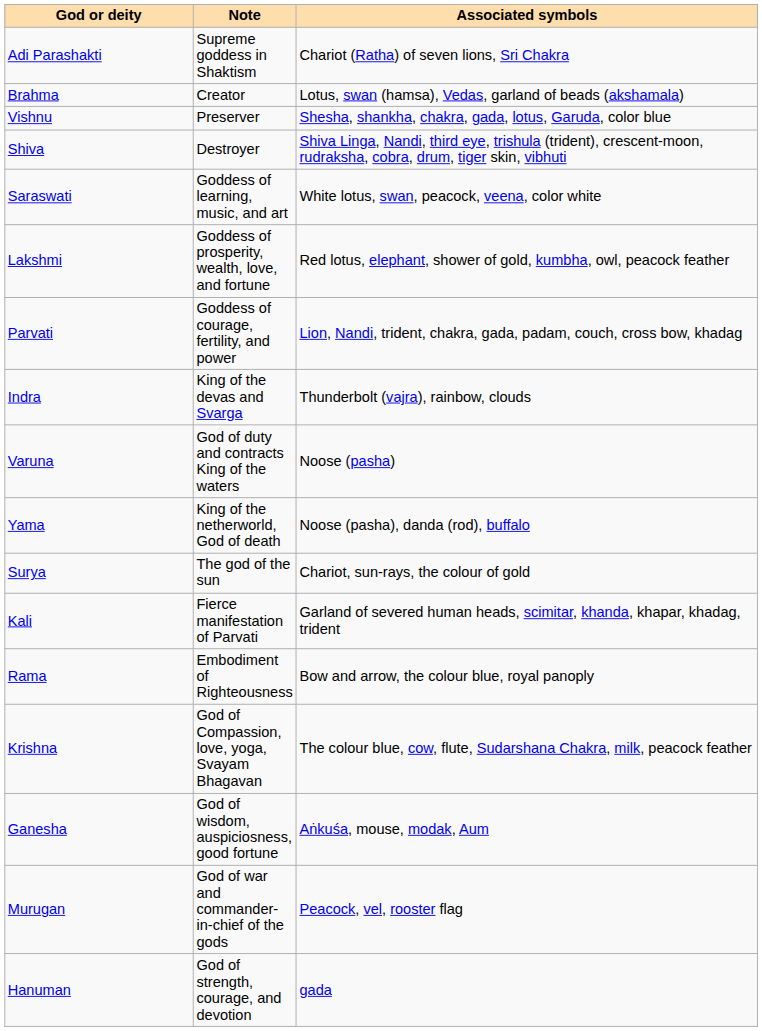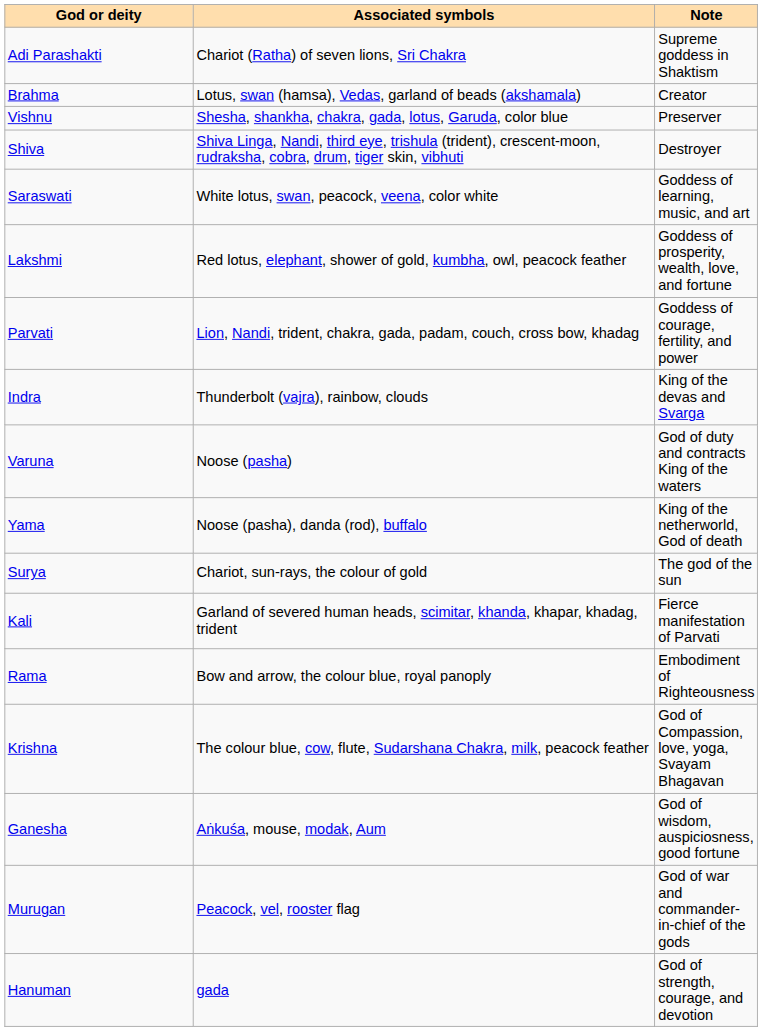columns swapped: (527, 16) <-> (245, 16)
